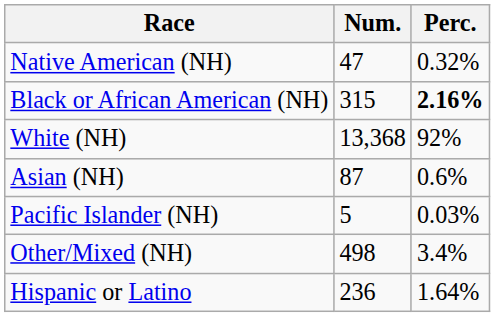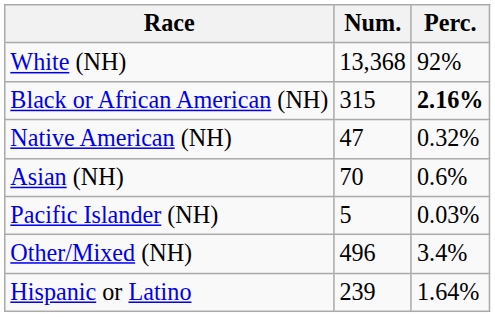rows swapped: (68, 138) <-> (121, 61)
(352, 176) 87 -> (352, 176) 70
(358, 253) 498 -> (358, 253) 496
(358, 291) 236 -> (358, 291) 239
